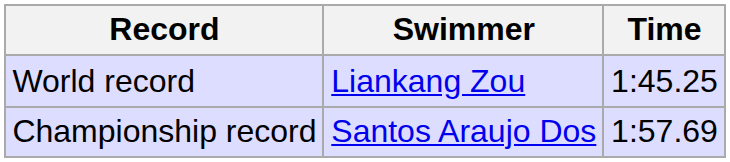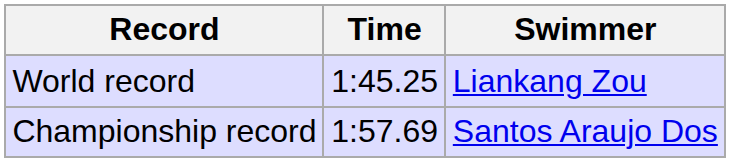columns swapped: (464, 29) <-> (664, 29)
